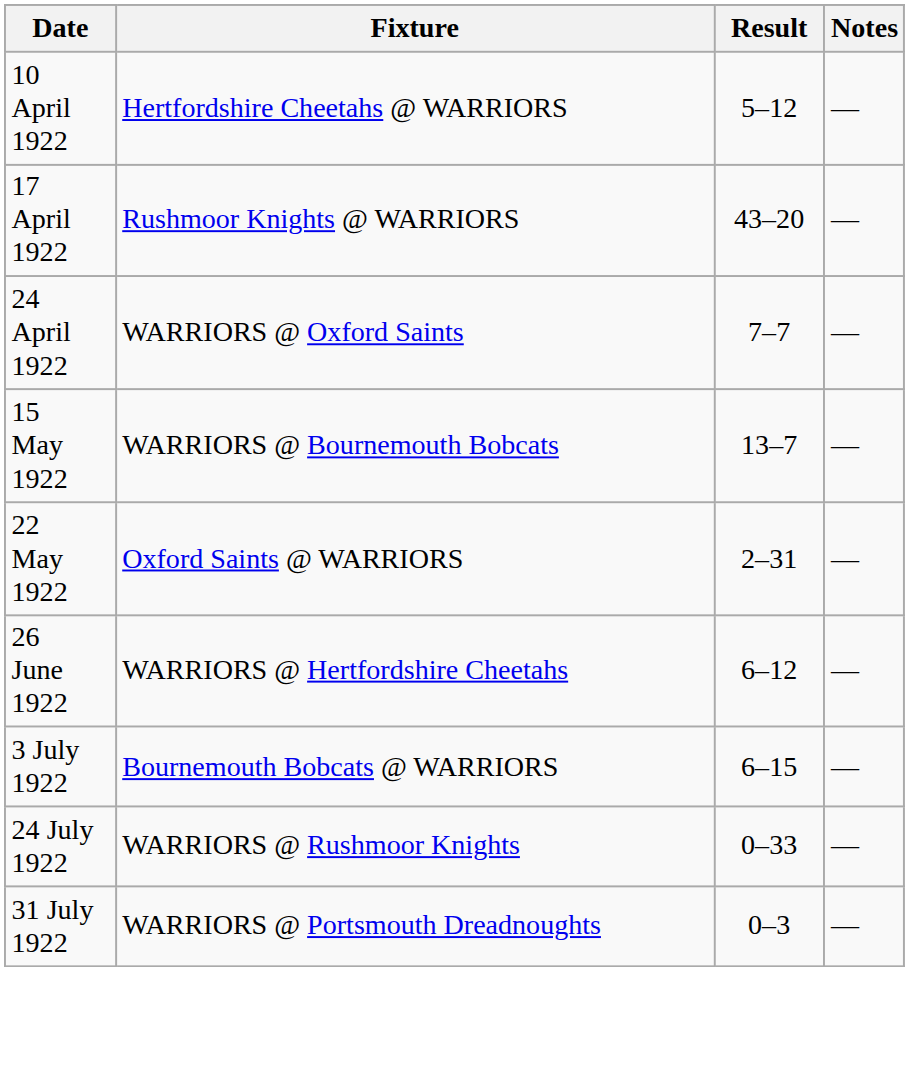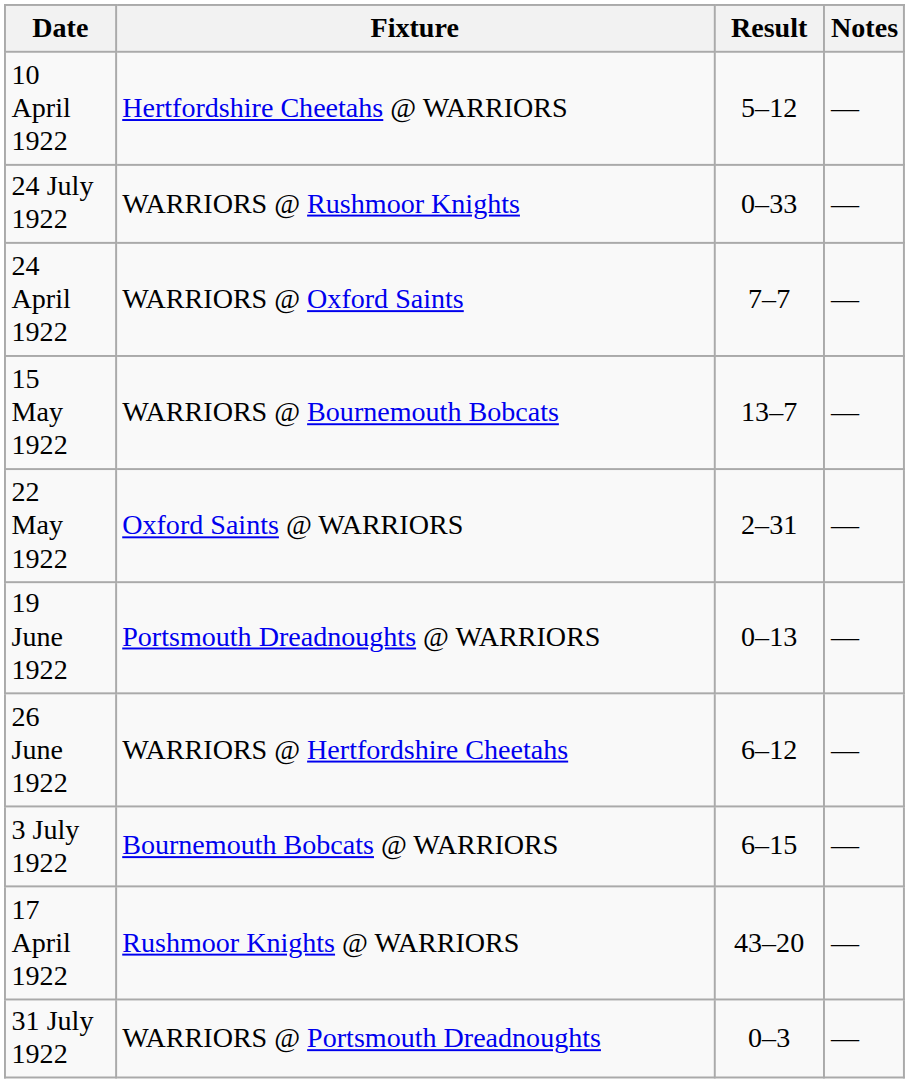rows swapped: (41, 220) <-> (52, 846)
+ row: (40, 637)
